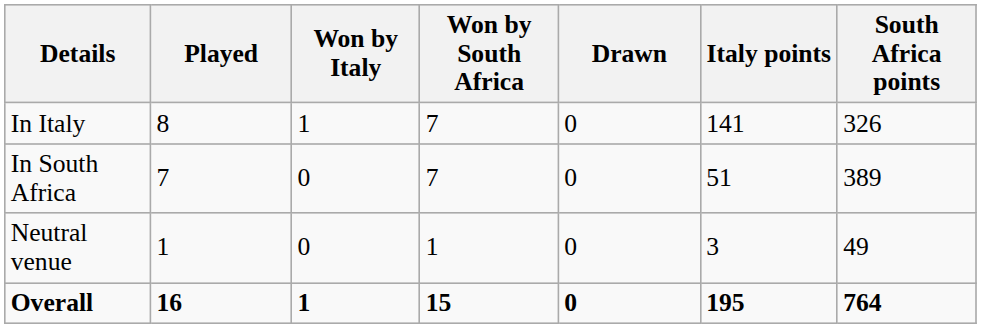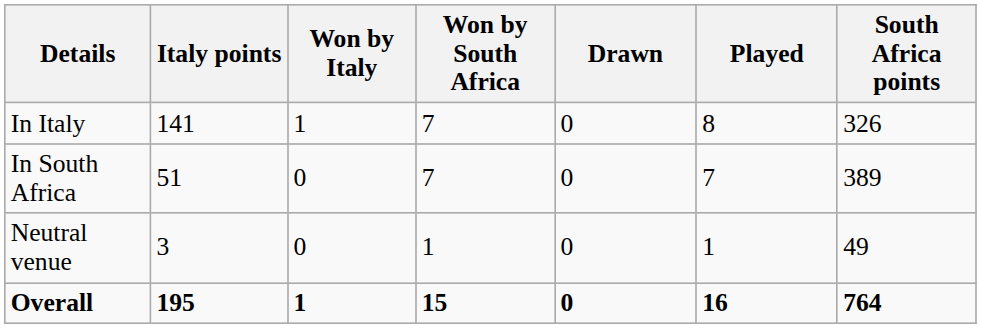columns swapped: (221, 53) <-> (769, 53)
